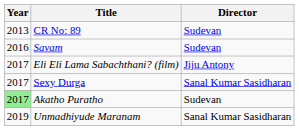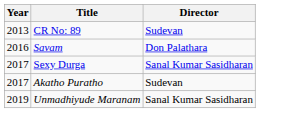(202, 47) Sudevan -> (176, 47) Don Palathara
- row: (106, 64)
(18, 99) lightgreen background -> (18, 82) no background
